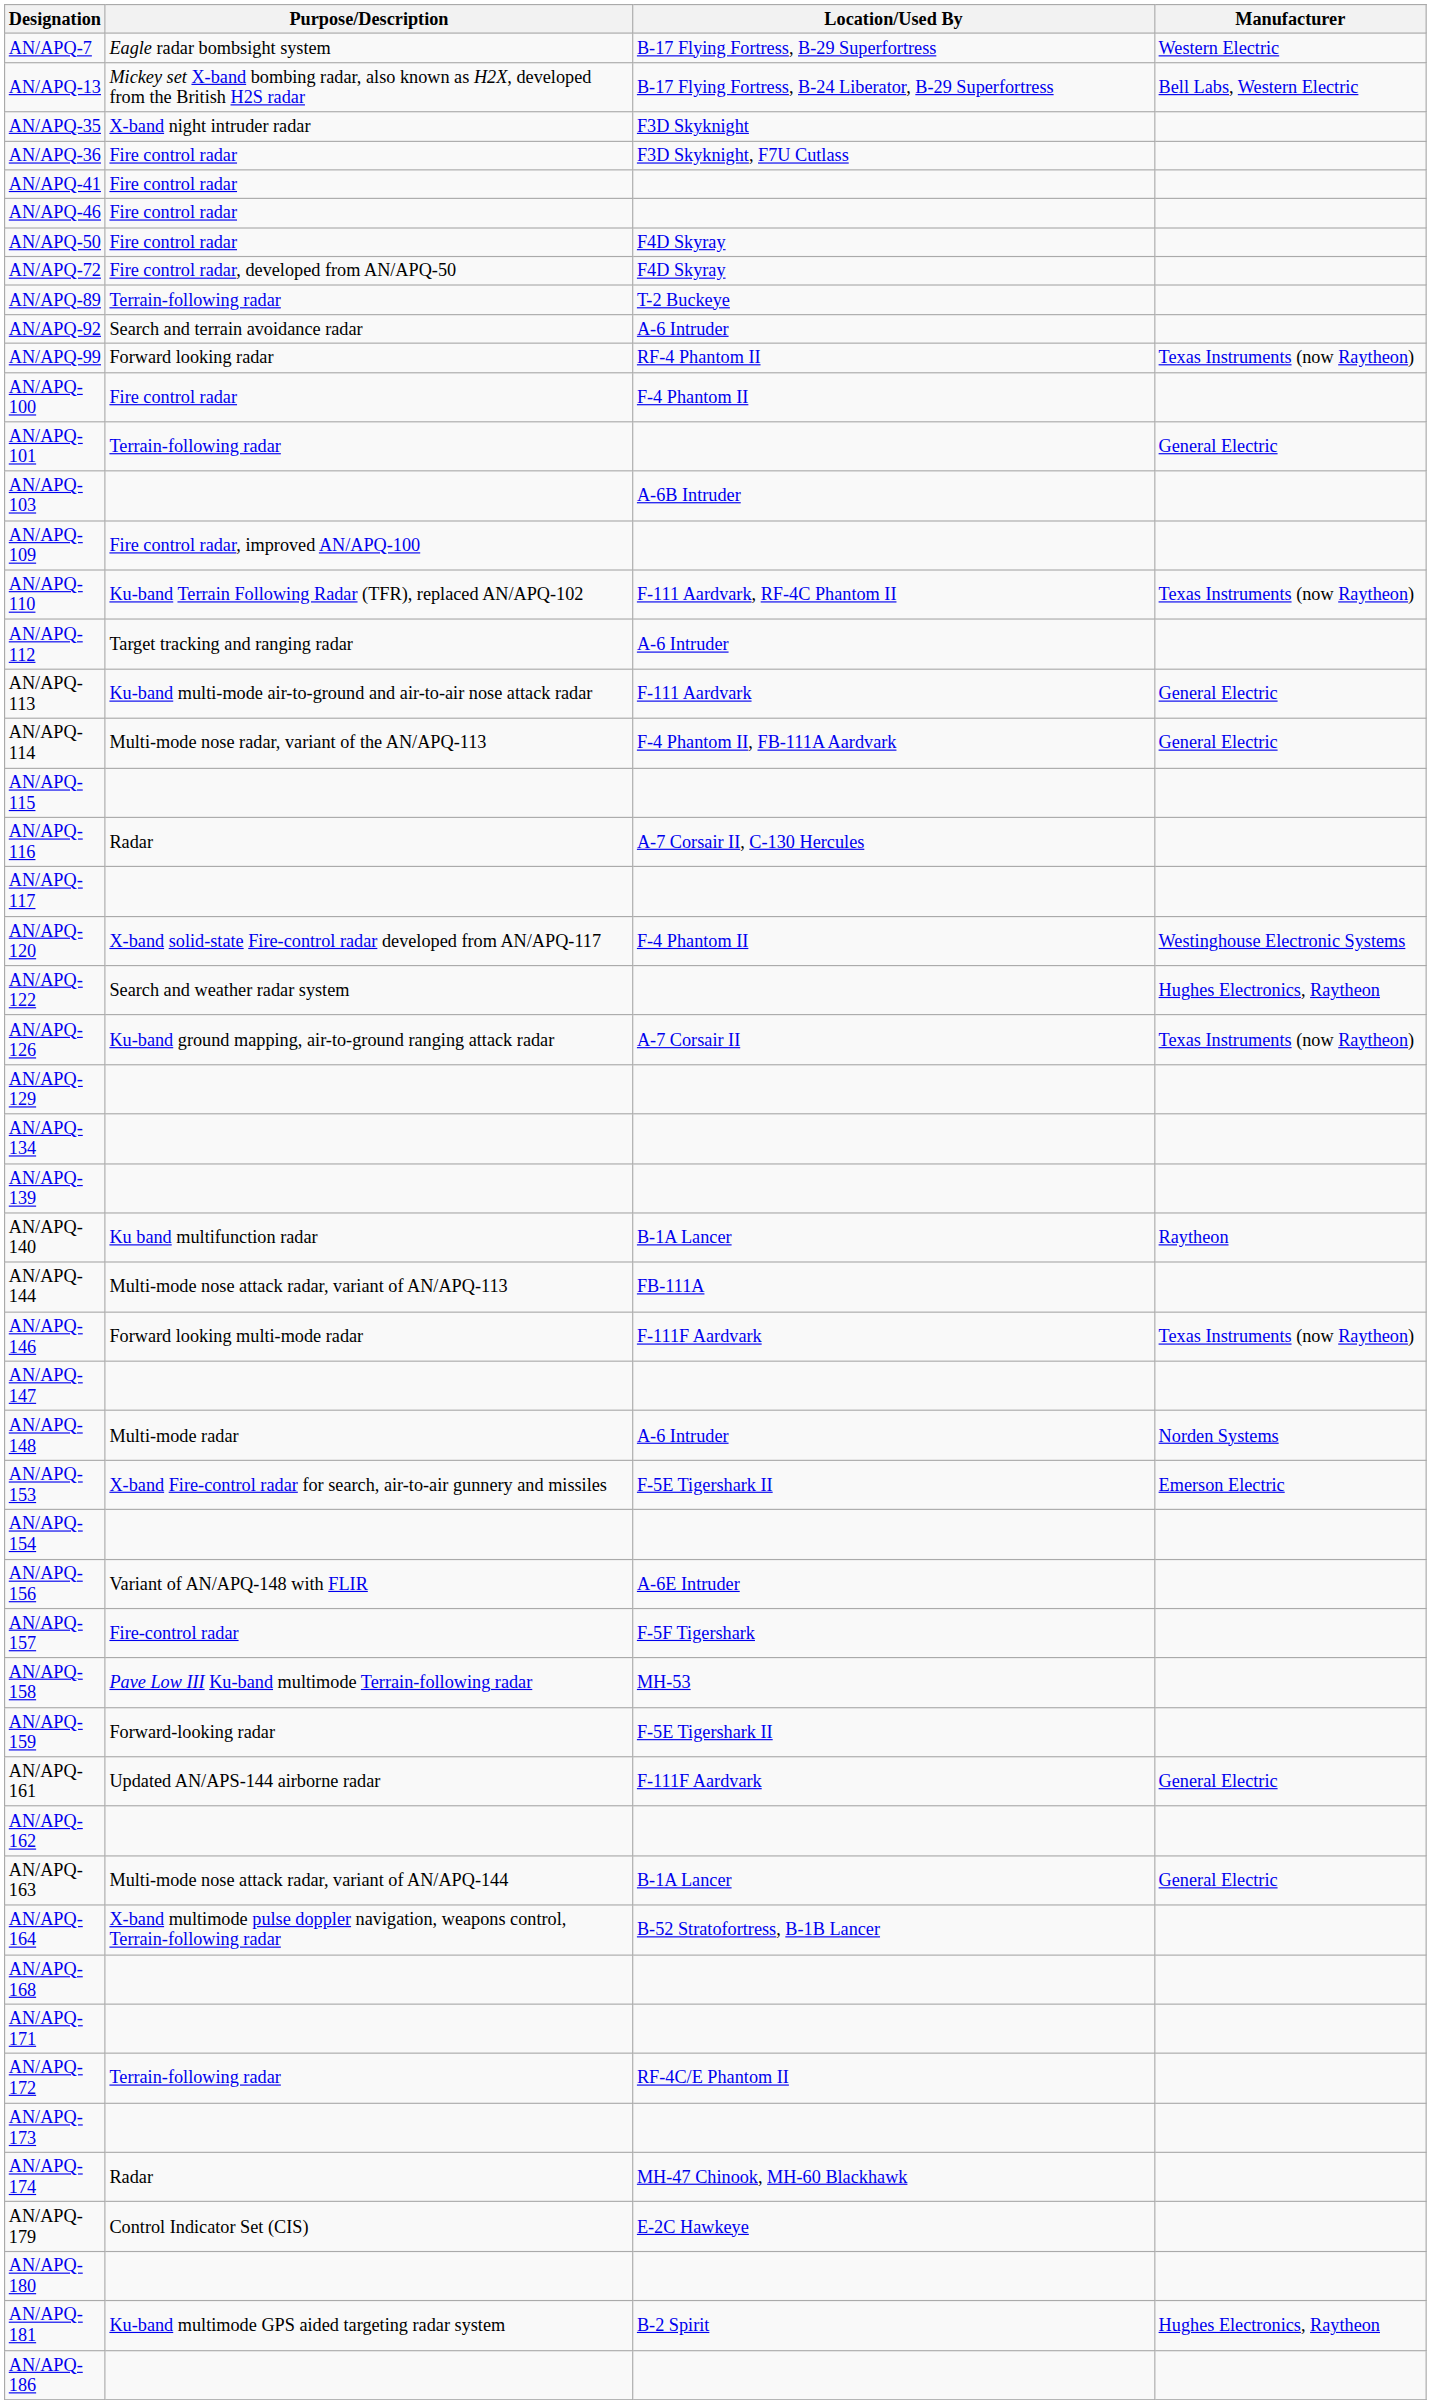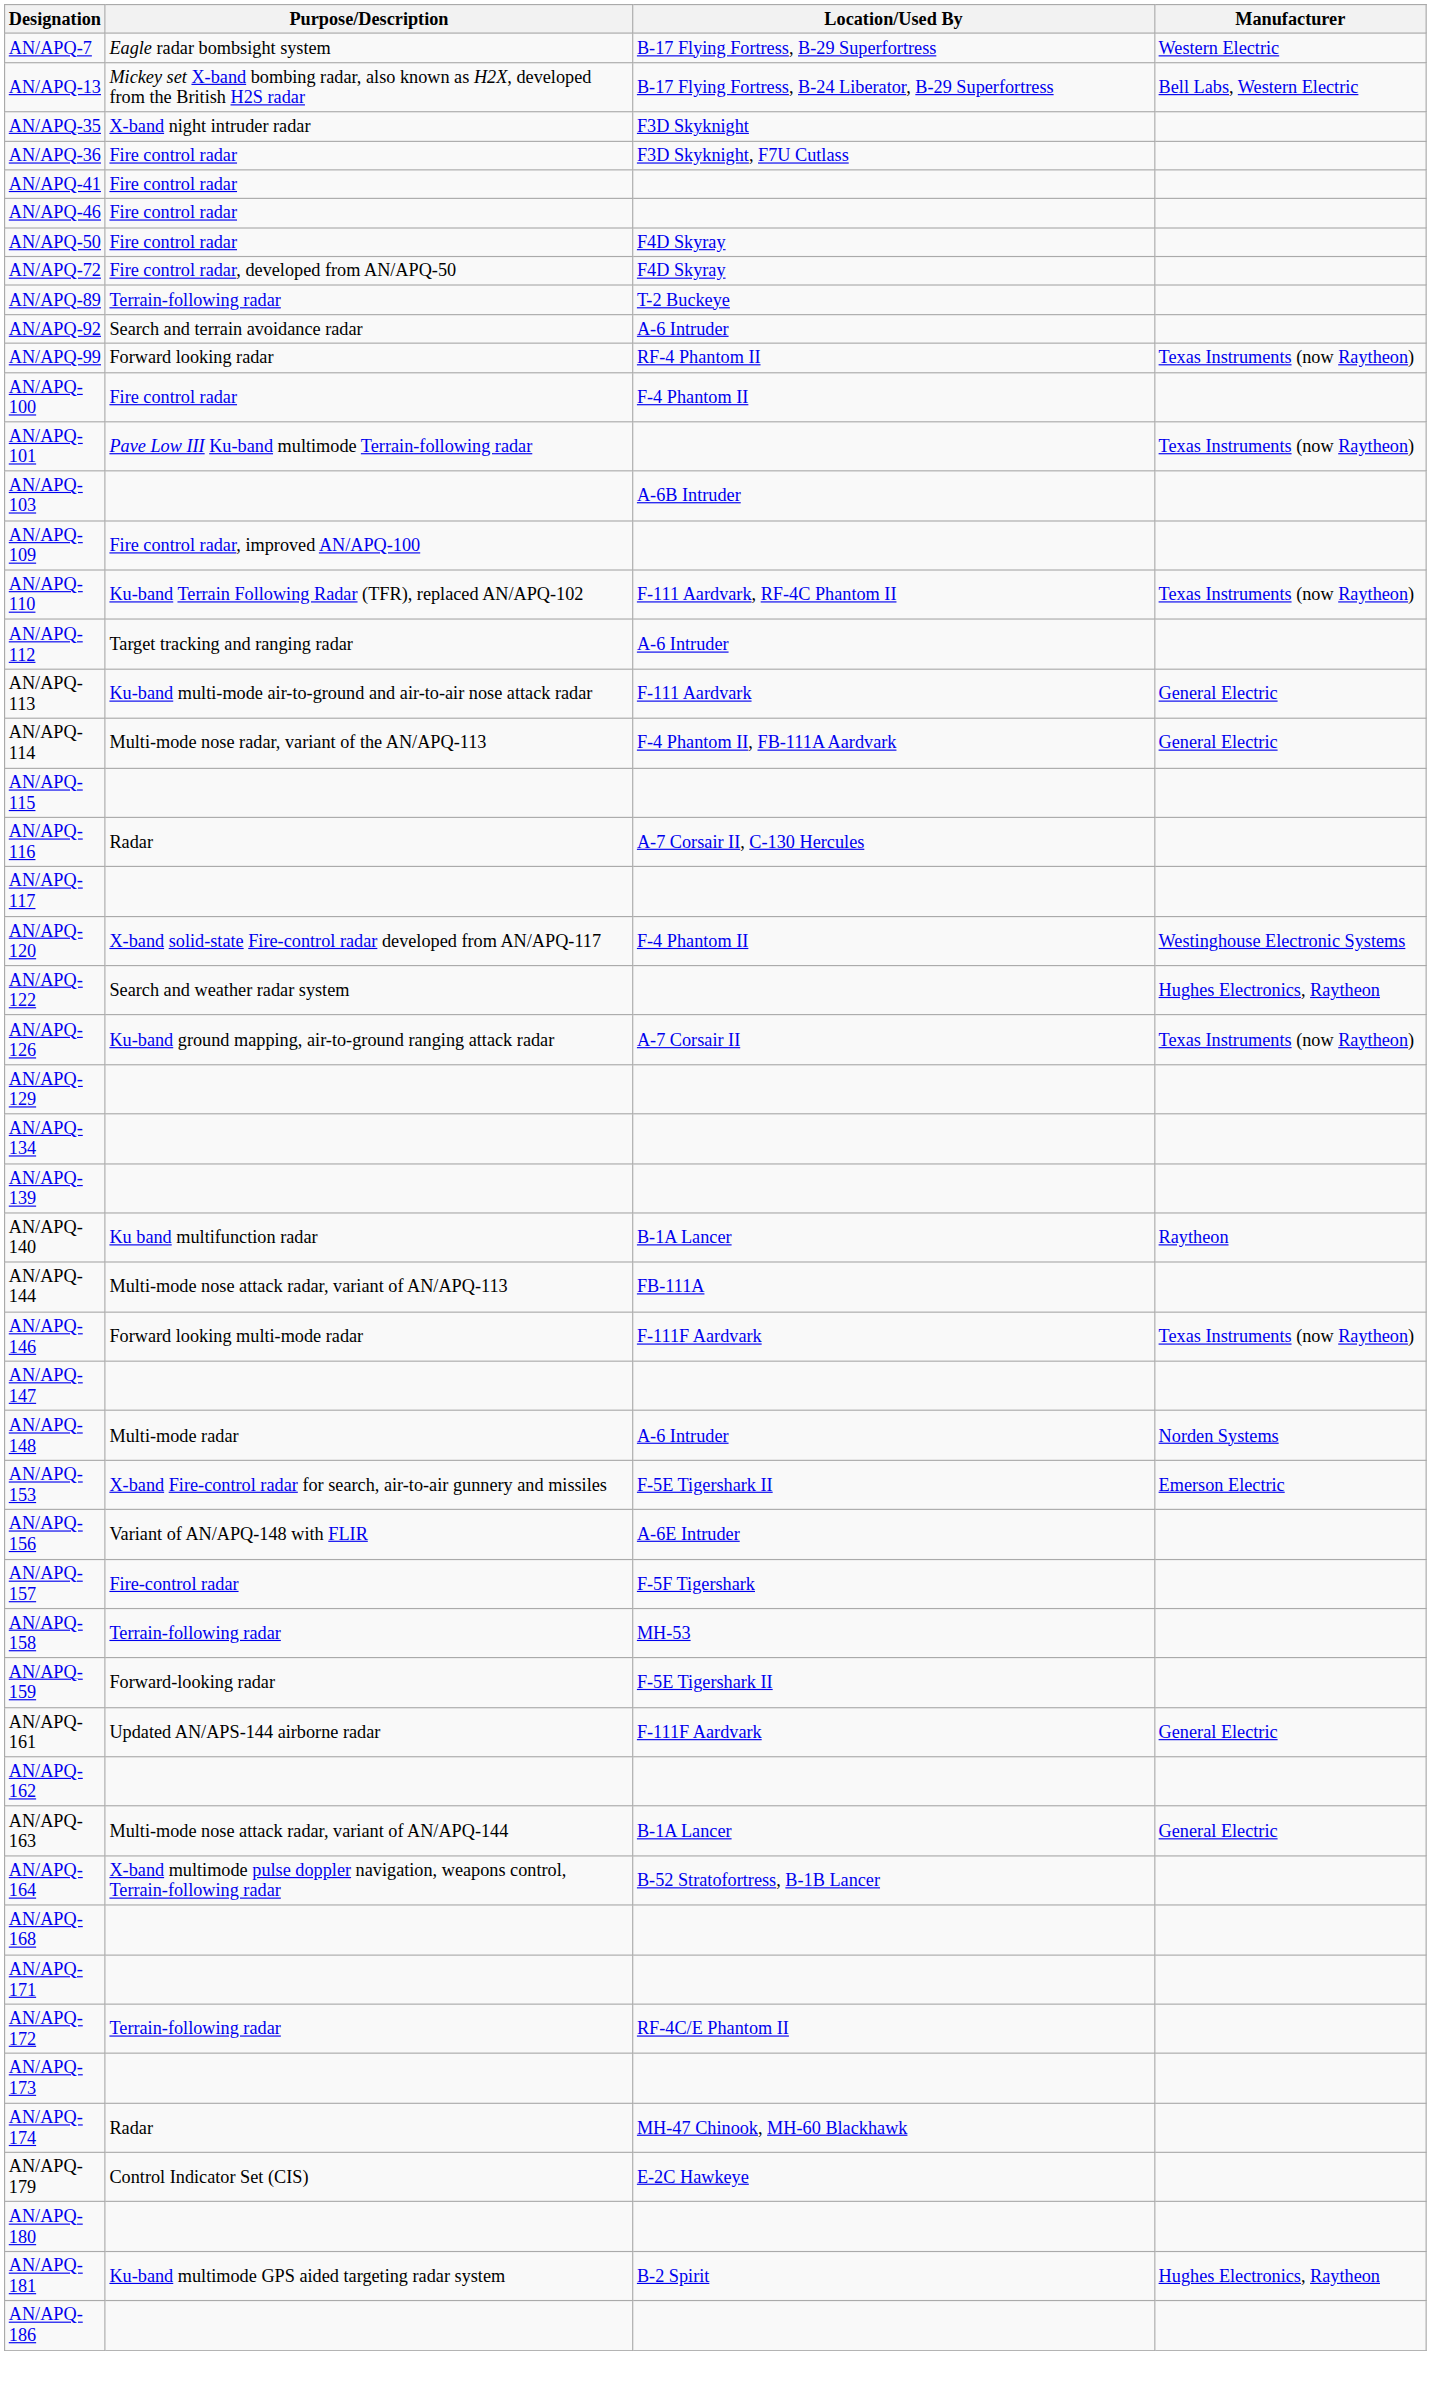(195, 446) Terrain-following radar -> (321, 446) Pave Low III Ku-band multimode Terrain-following radar
(1218, 446) General Electric -> (1286, 446) Texas Instruments (now Raytheon)
- row: (46, 1534)
(321, 1682) Pave Low III Ku-band multimode Terrain-following radar -> (195, 1633) Terrain-following radar
